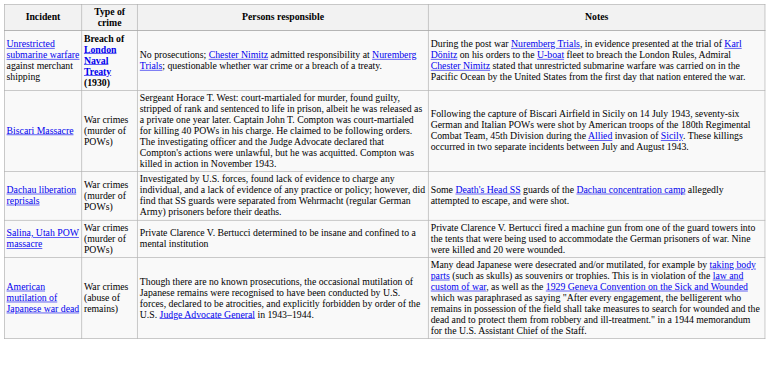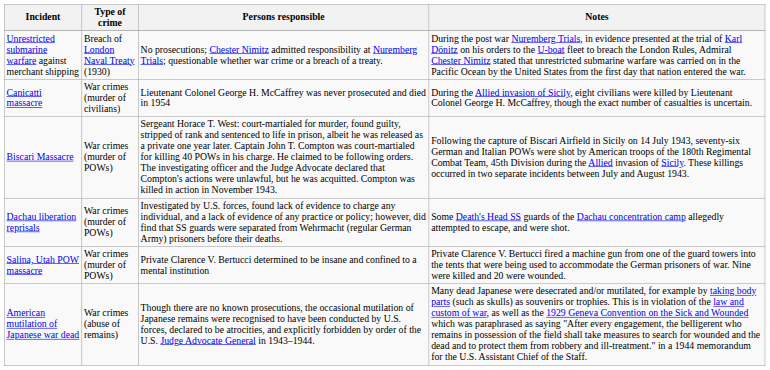(104, 60) bold -> (109, 55) normal
+ row: (24, 98)
